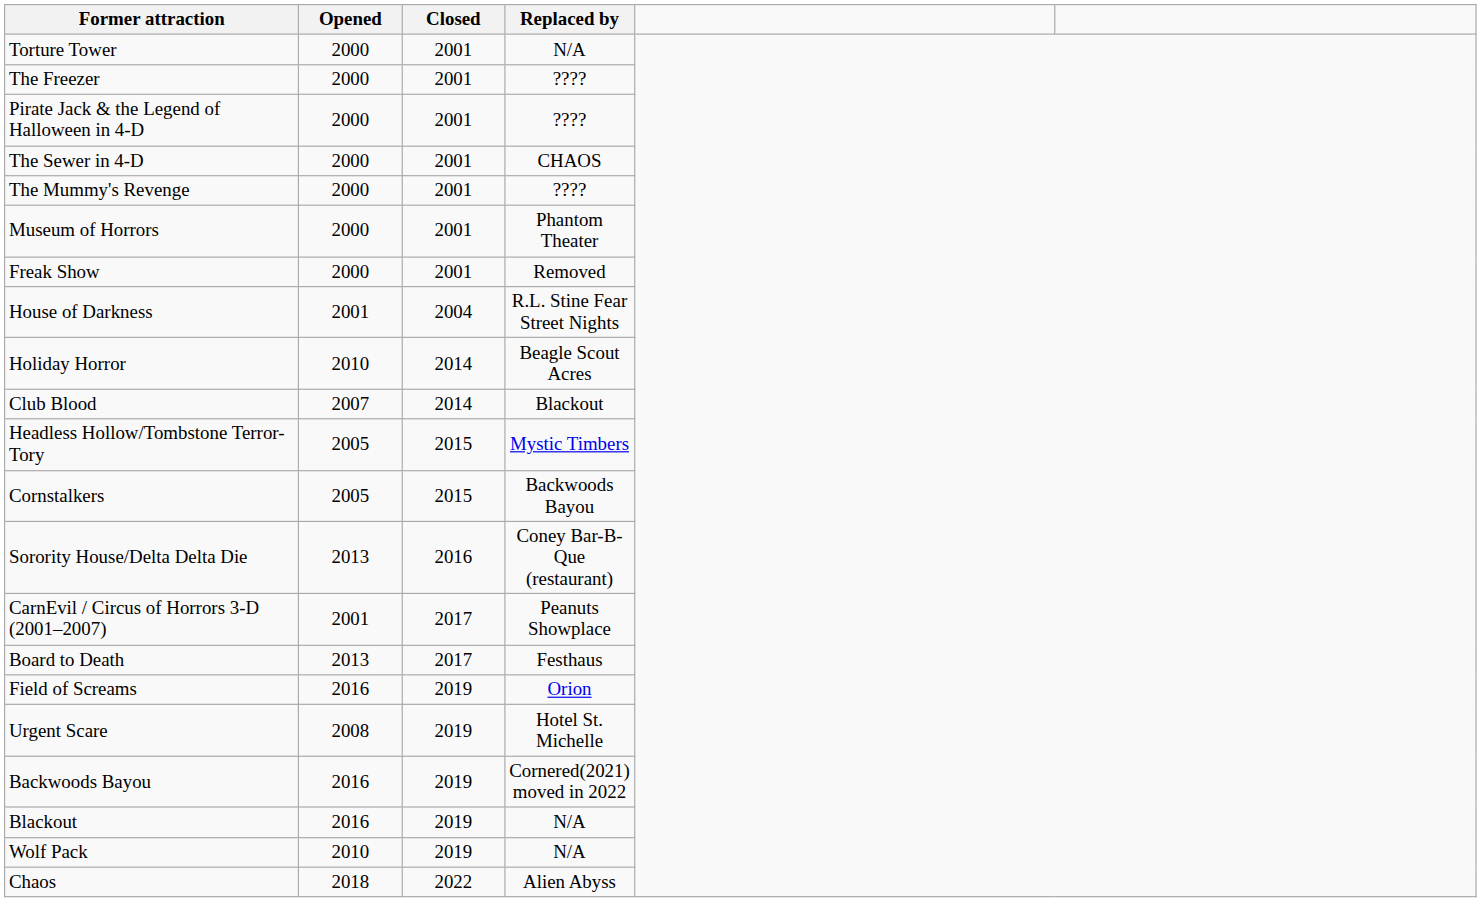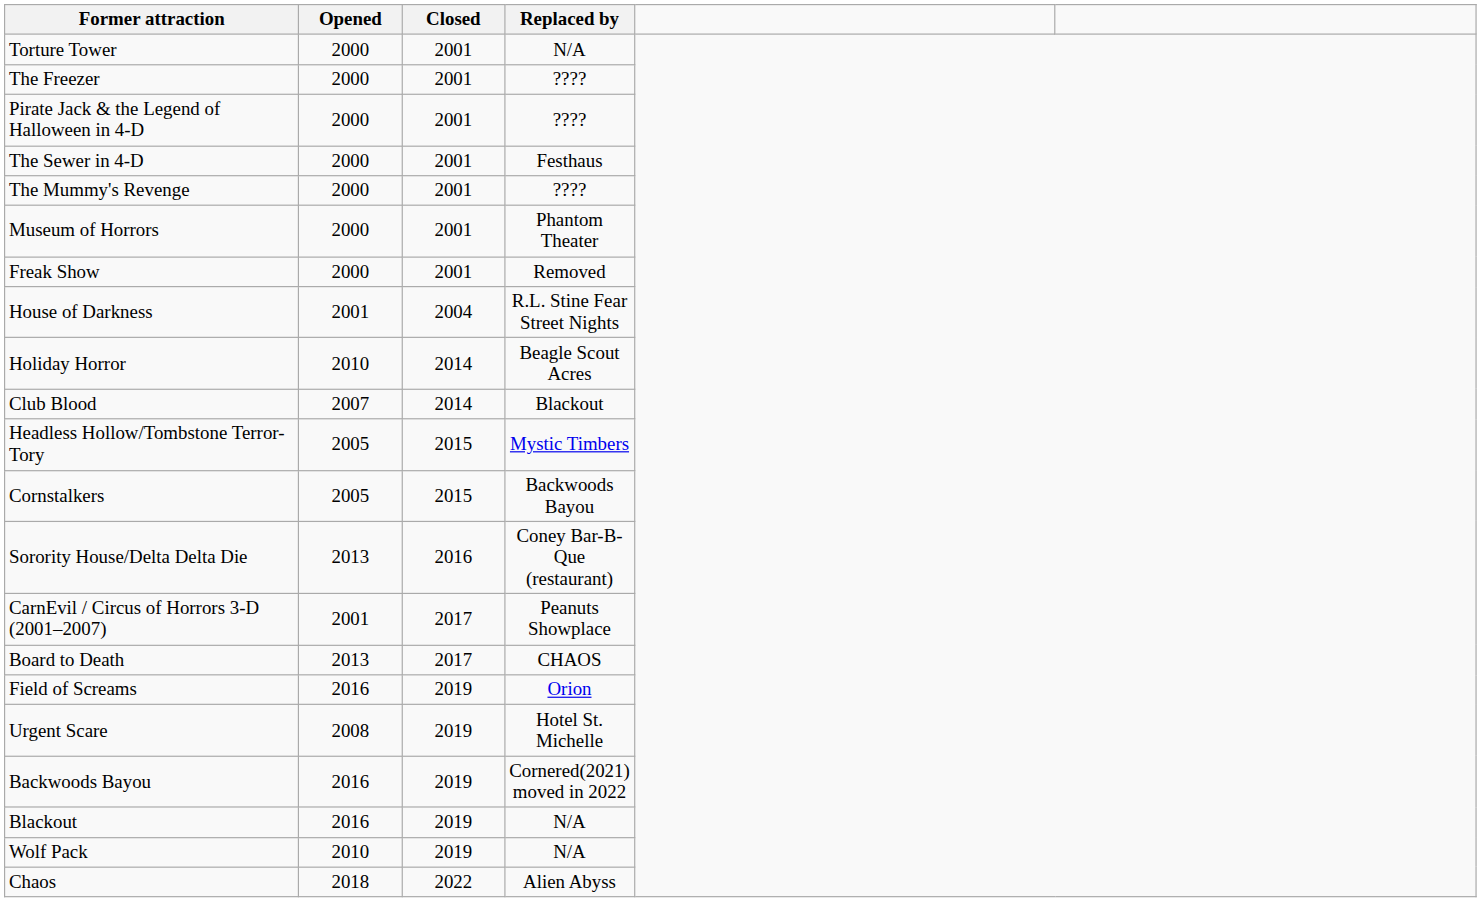(569, 160) CHAOS -> (569, 160) Festhaus
(569, 659) Festhaus -> (569, 659) CHAOS
